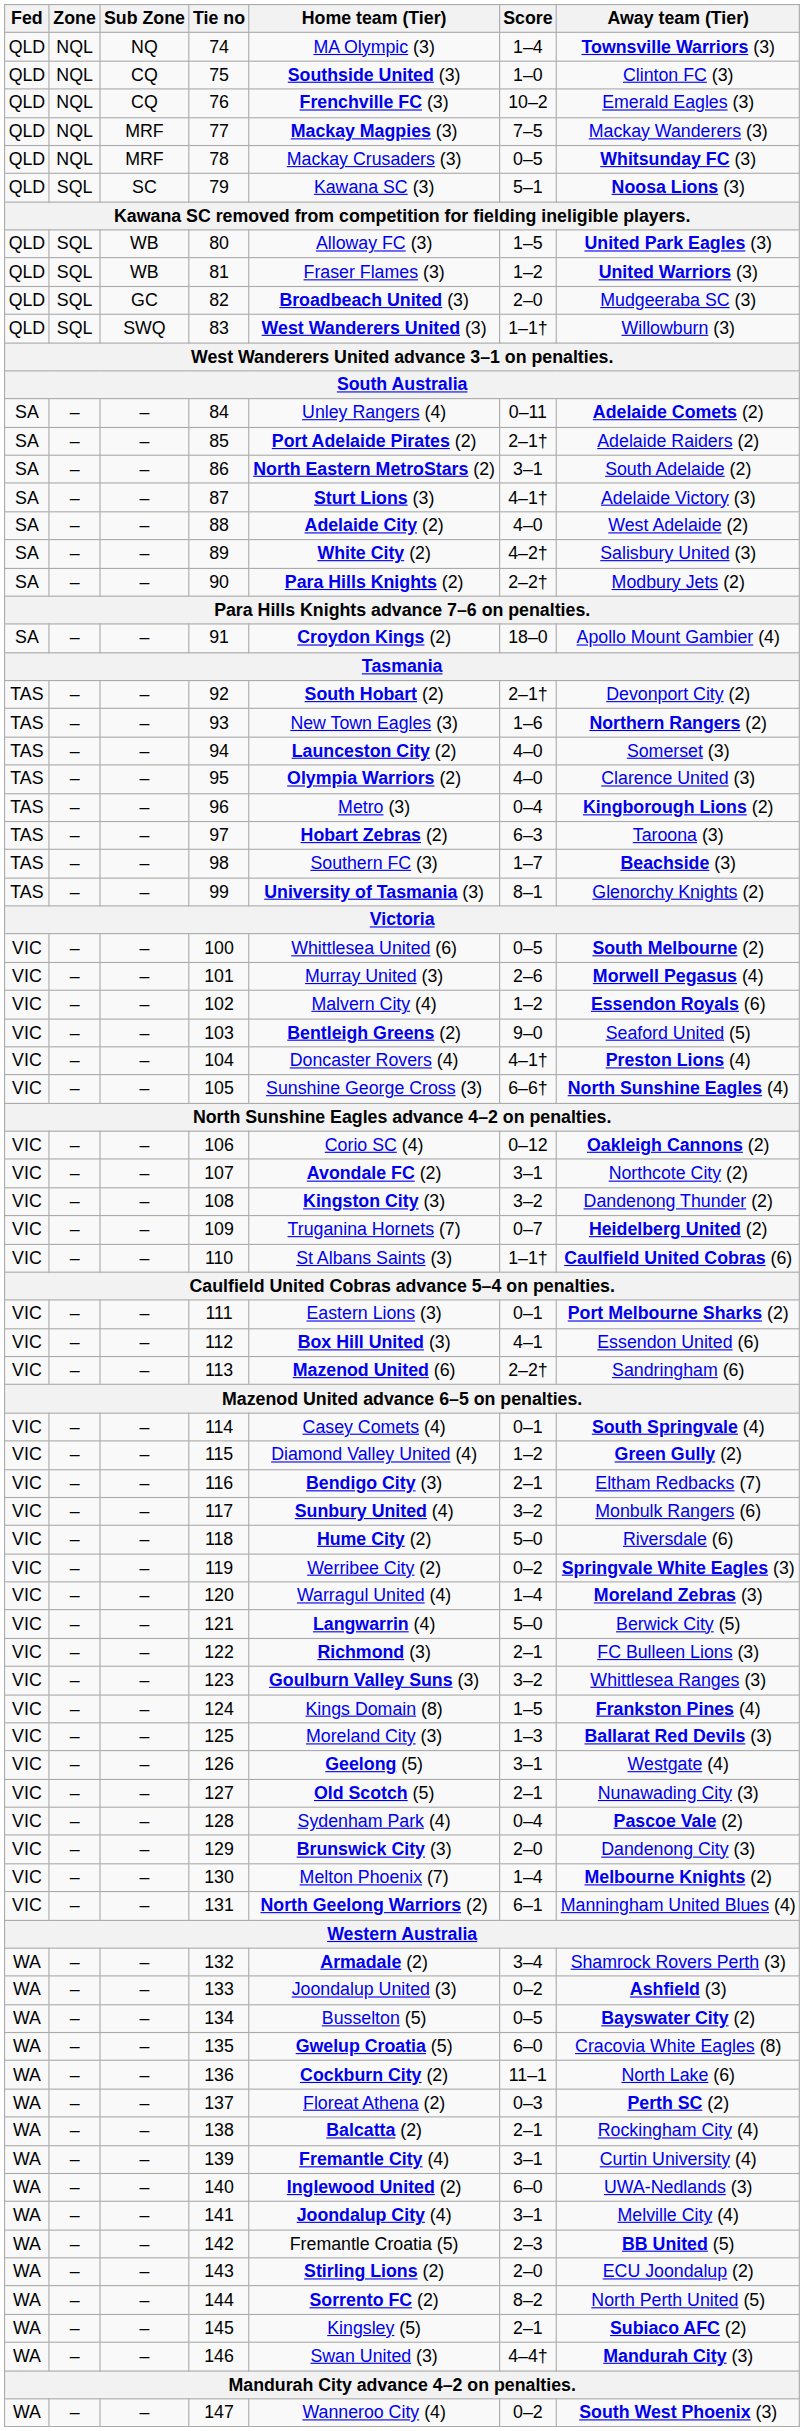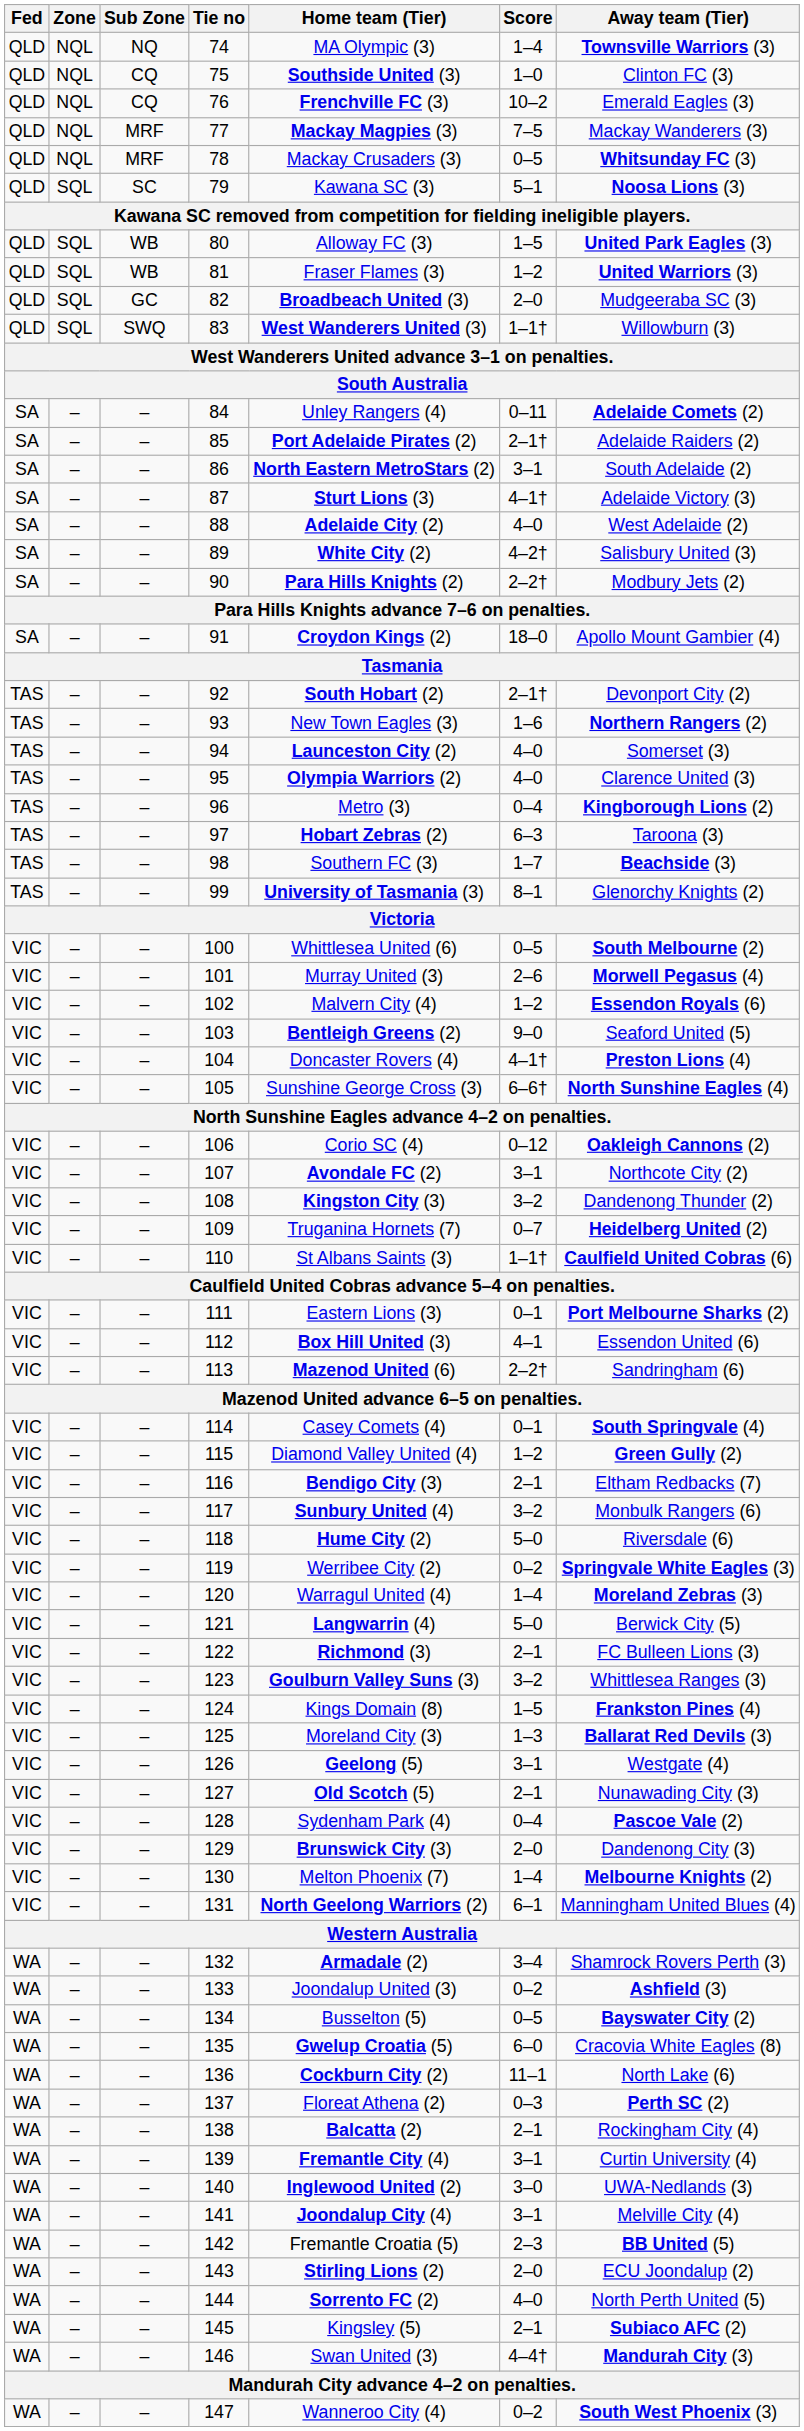(528, 2187) 6–0 -> (528, 2187) 3–0
(528, 2300) 8–2 -> (528, 2300) 4–0
